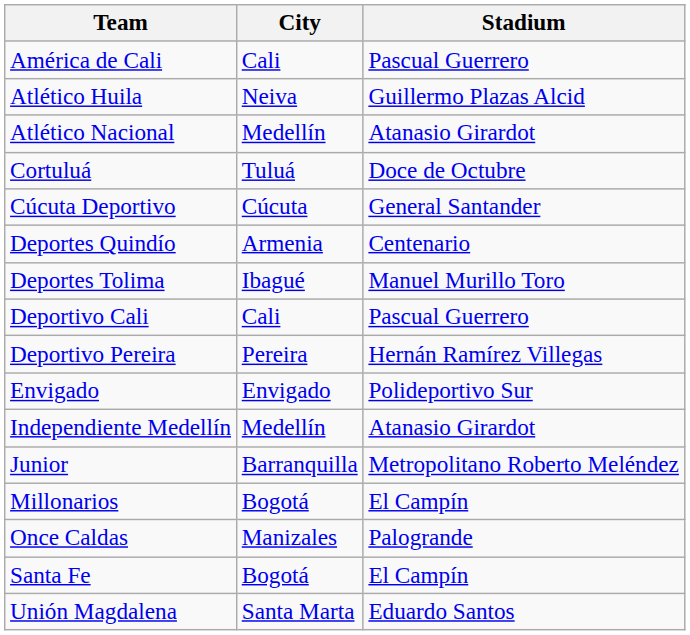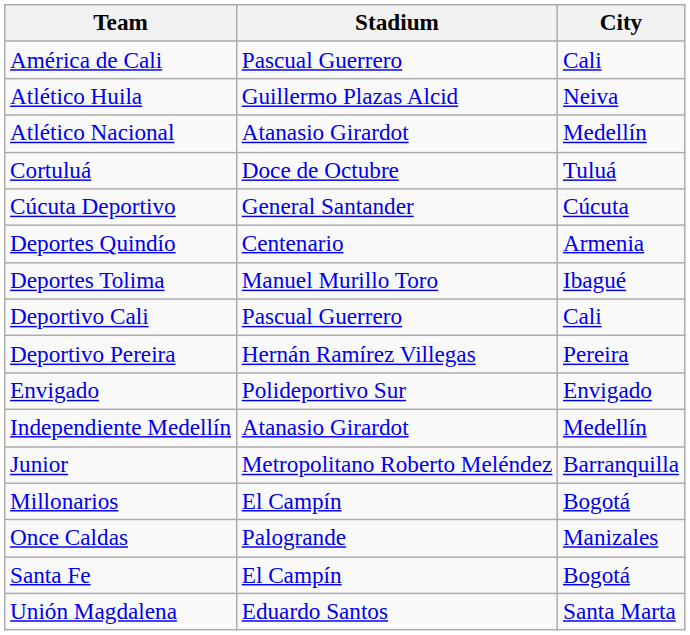columns swapped: (300, 22) <-> (524, 22)
